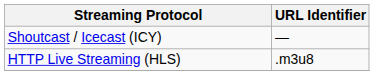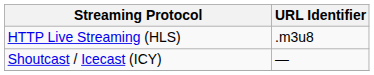rows swapped: (85, 37) <-> (94, 59)
